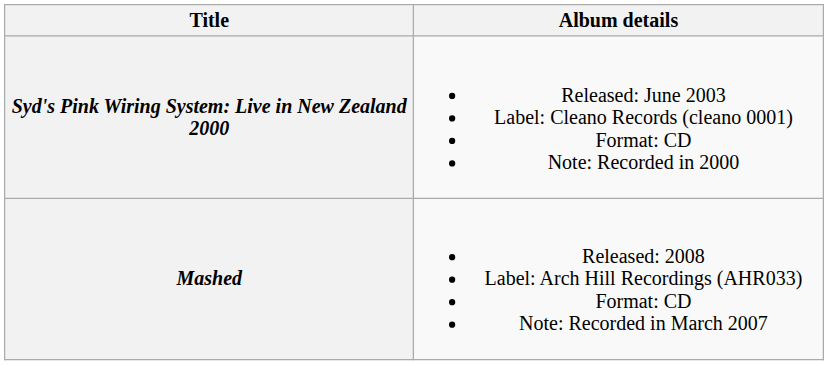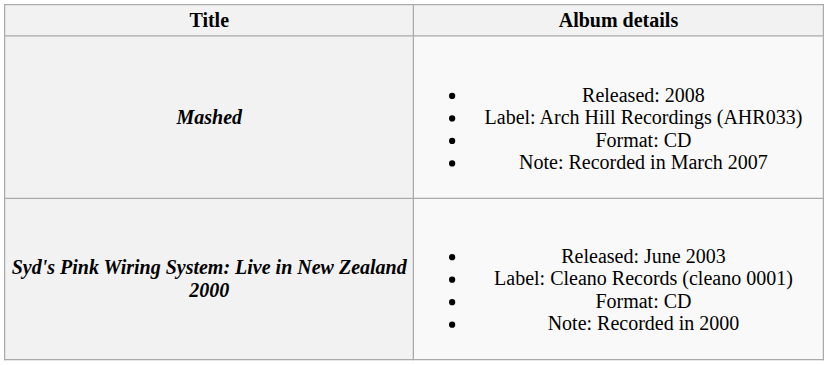rows swapped: (209, 117) <-> (209, 278)
